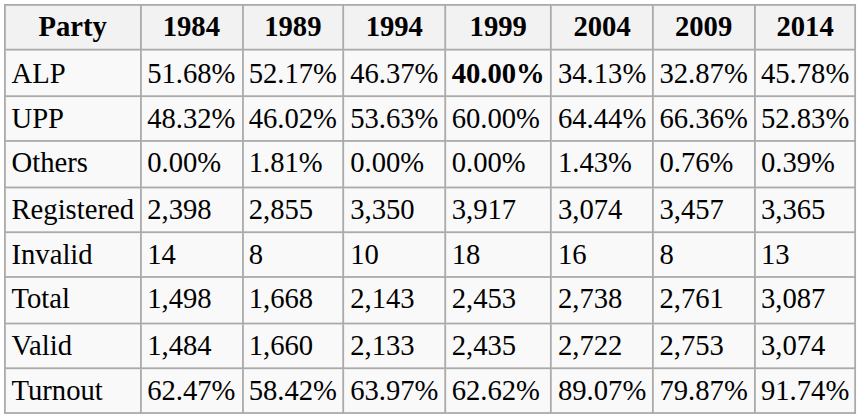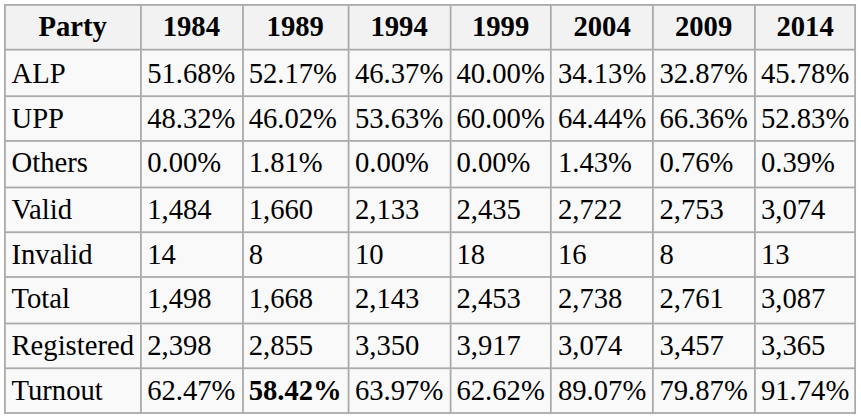(498, 72) bold -> (501, 72) normal
rows swapped: (42, 345) <-> (73, 208)
(293, 390) normal -> (295, 390) bold
